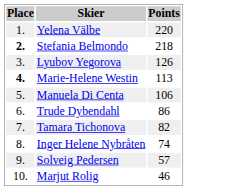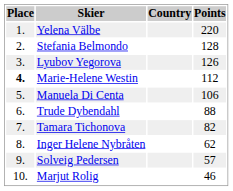+ column: (170, 13)
(20, 46) bold -> (20, 46) normal
(164, 46) 218 -> (210, 46) 128
(164, 78) 113 -> (210, 78) 112
(164, 111) 86 -> (210, 111) 88
(164, 143) 74 -> (210, 143) 62
